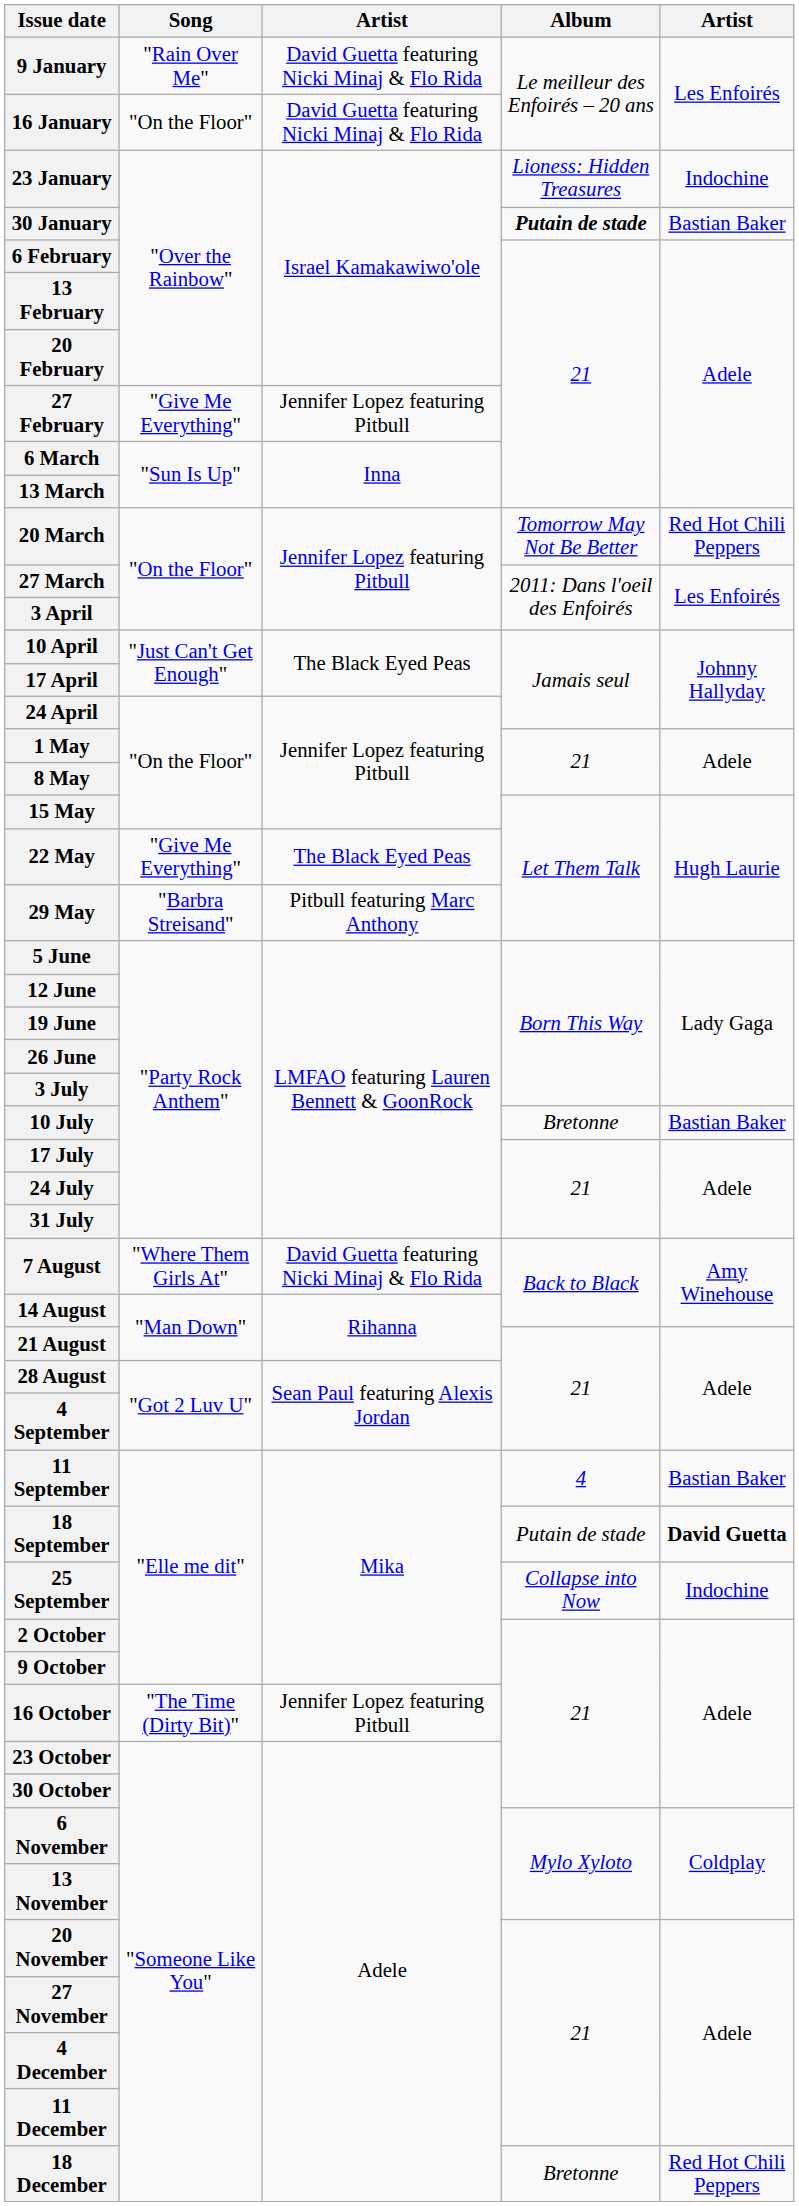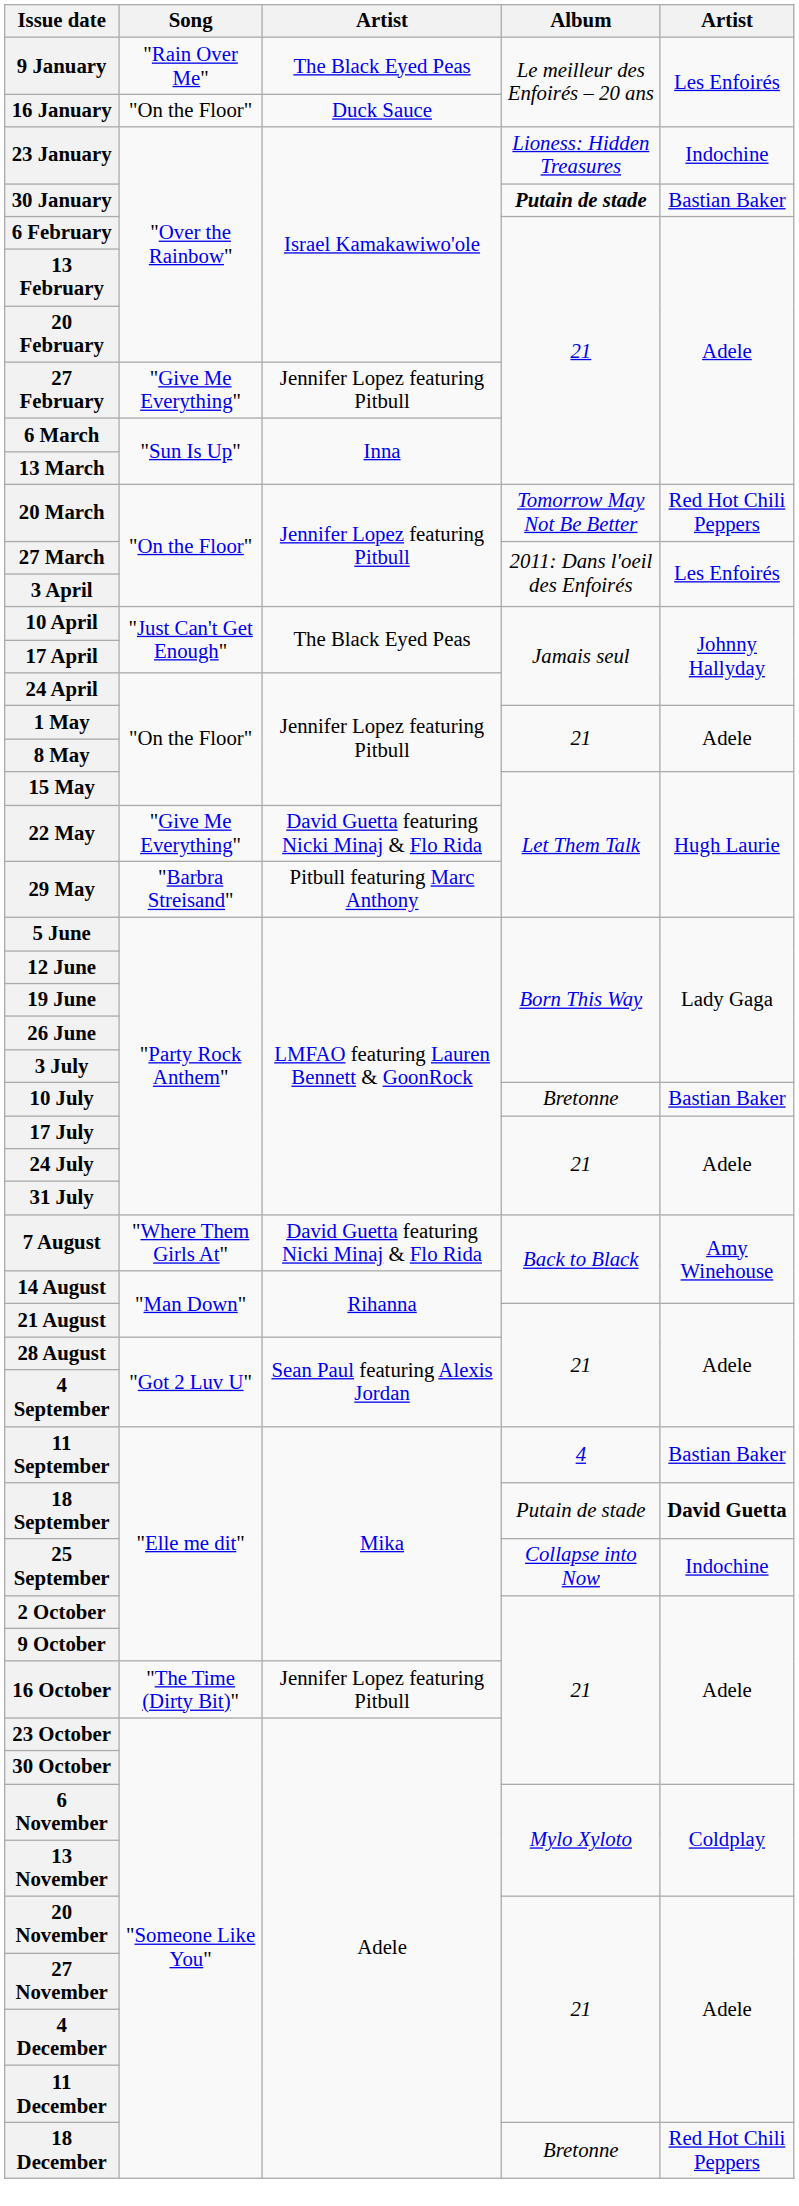(382, 65) David Guetta featuring Nicki Minaj & Flo Rida -> (382, 65) The Black Eyed Peas
(382, 122) David Guetta featuring Nicki Minaj & Flo Rida -> (382, 110) Duck Sauce
(382, 856) The Black Eyed Peas -> (382, 832) David Guetta featuring Nicki Minaj & Flo Rida
